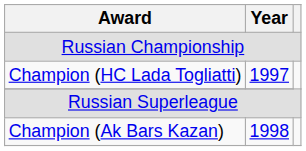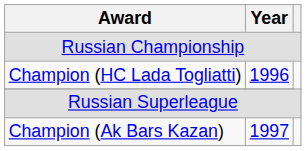(269, 74) 1997 -> (269, 74) 1996
(269, 131) 1998 -> (269, 131) 1997
